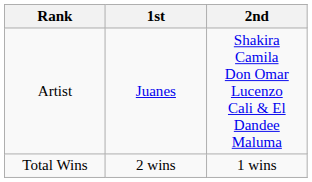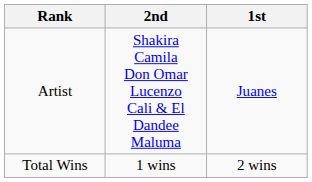columns swapped: (156, 16) <-> (257, 16)
